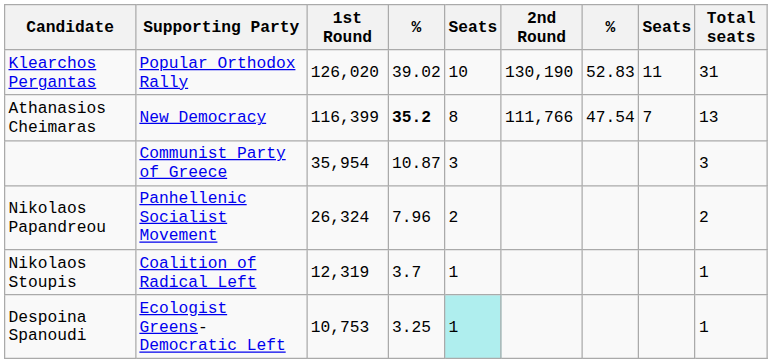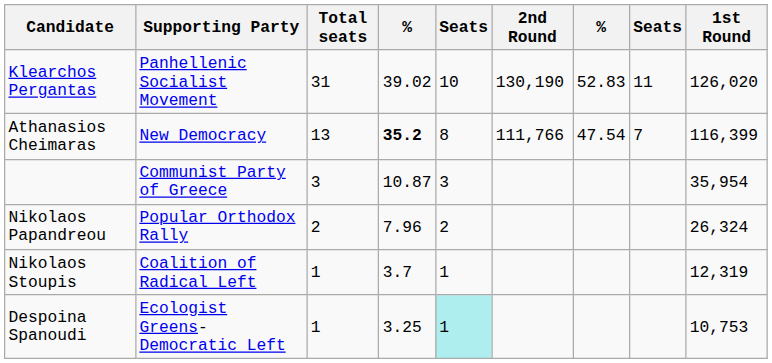columns swapped: (348, 27) <-> (731, 27)
(217, 72) Popular Orthodox Rally -> (193, 82) Panhellenic Socialist Movement
(193, 218) Panhellenic Socialist Movement -> (217, 227) Popular Orthodox Rally
